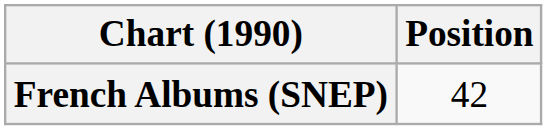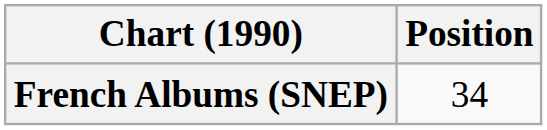(469, 93) 42 -> (469, 93) 34
